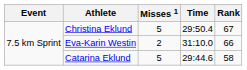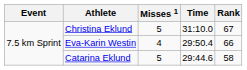(198, 29) 29:50.4 -> (198, 29) 31:10.0
(159, 44) 2 -> (159, 44) 4
(198, 44) 31:10.0 -> (198, 44) 29:50.4
